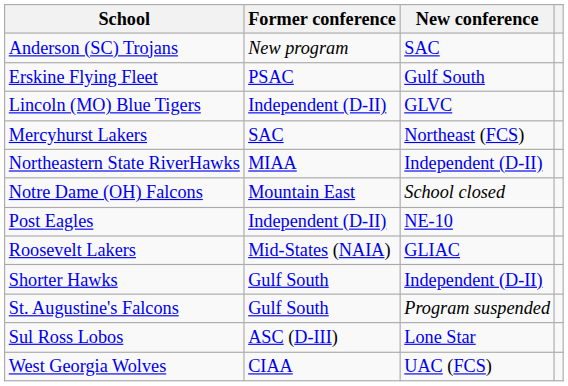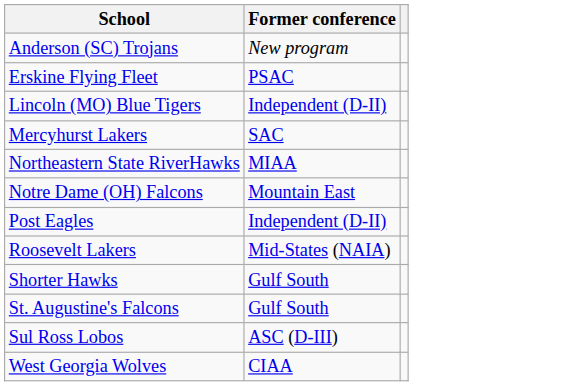- column: (477, 18)
